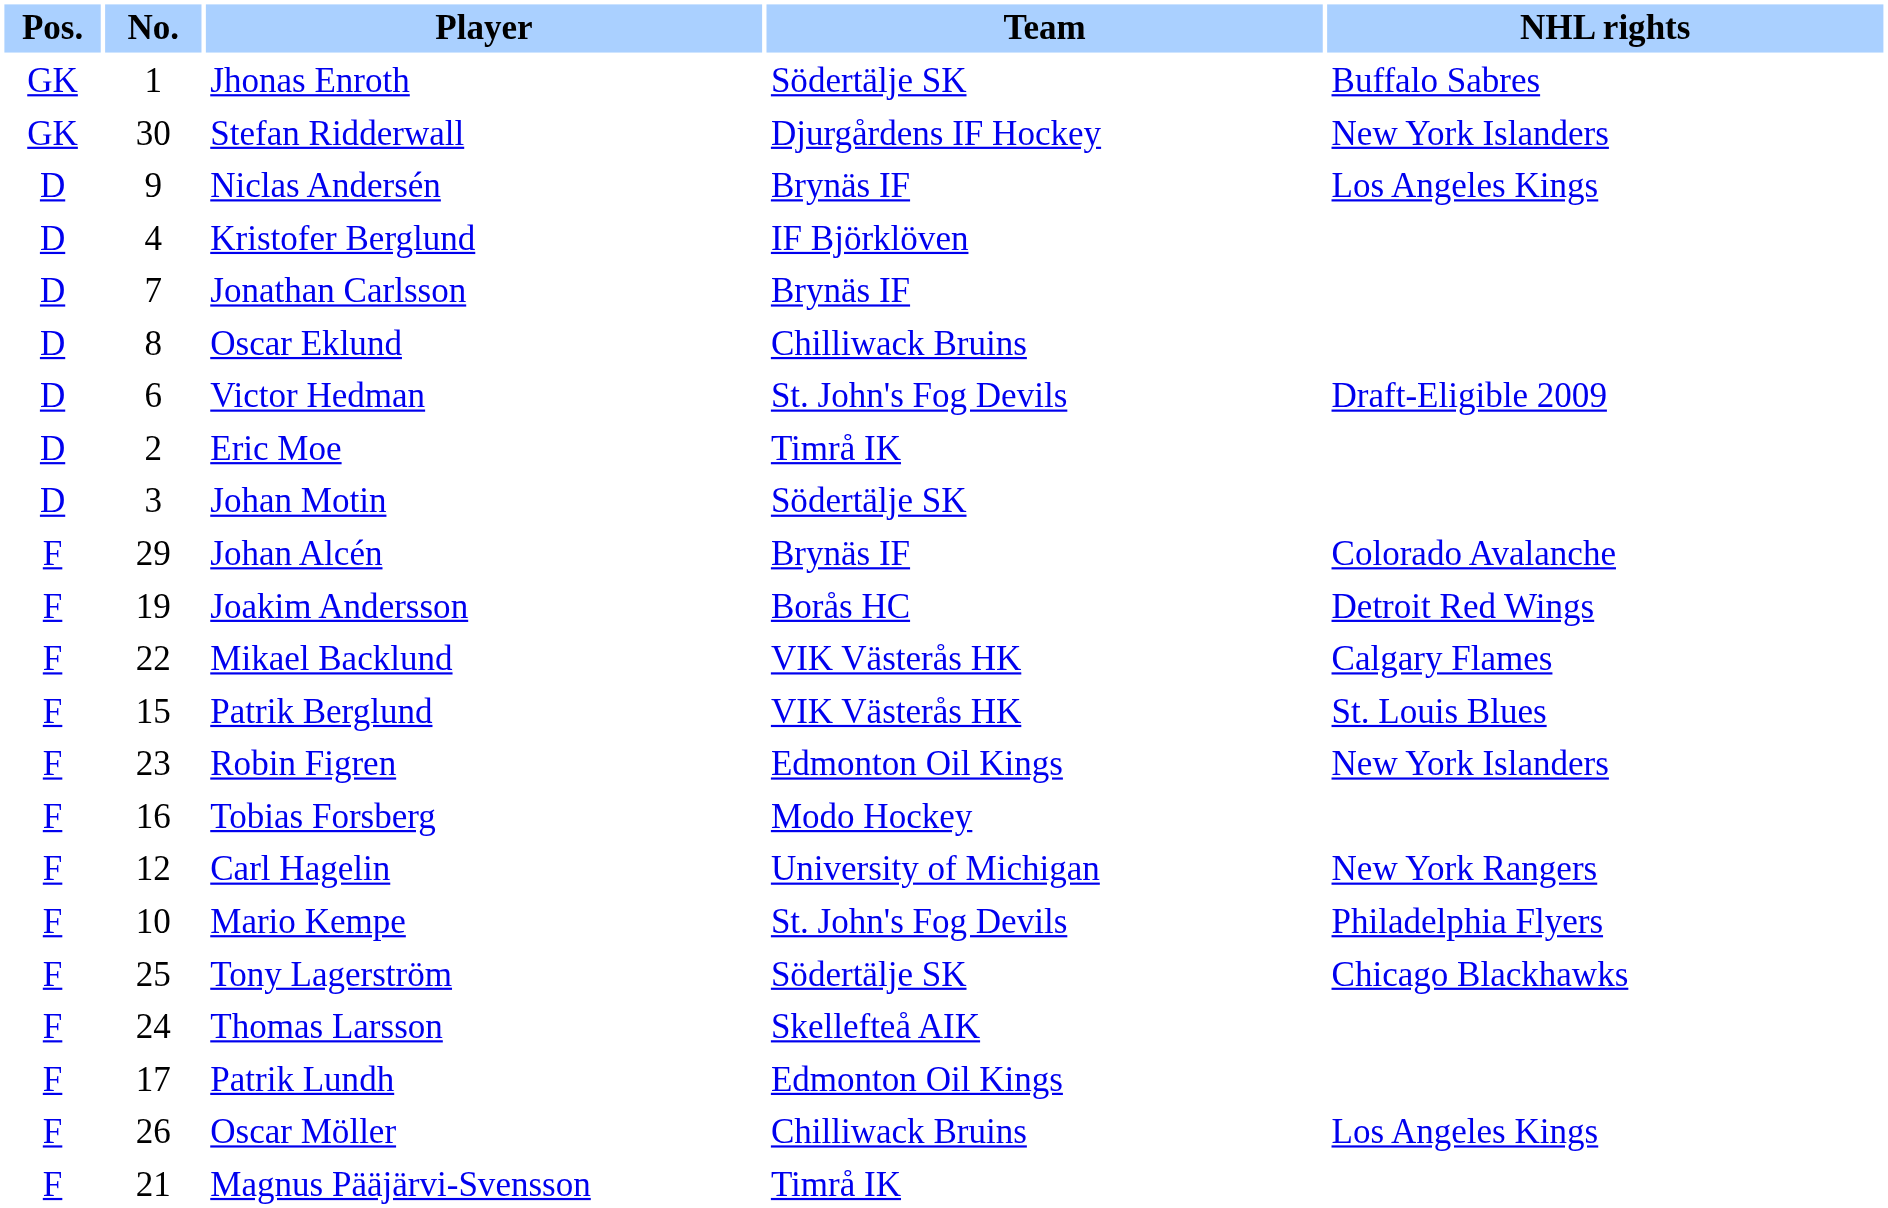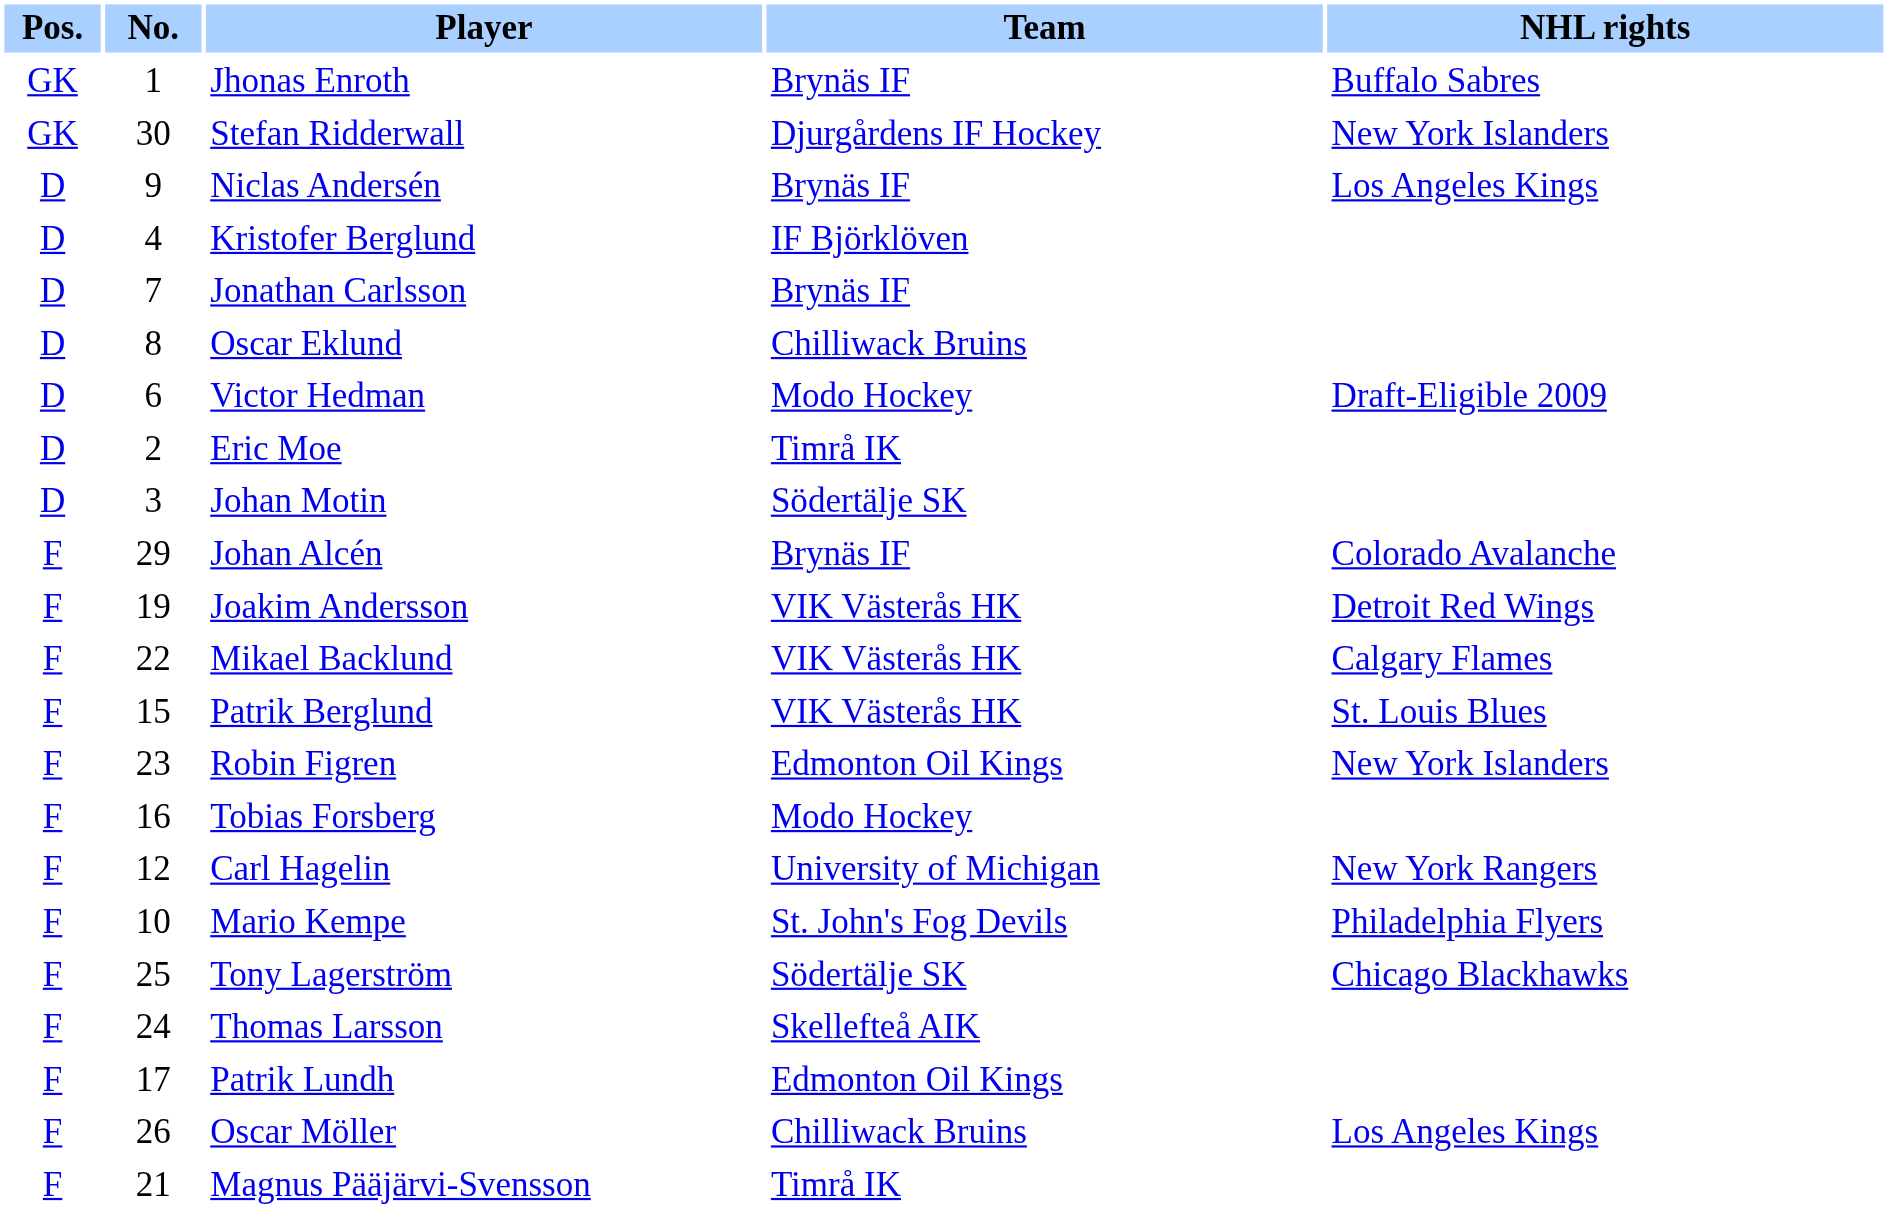(869, 80) Södertälje SK -> (840, 80) Brynäs IF
(919, 395) St. John's Fog Devils -> (872, 395) Modo Hockey
(840, 606) Borås HC -> (896, 606) VIK Västerås HK
